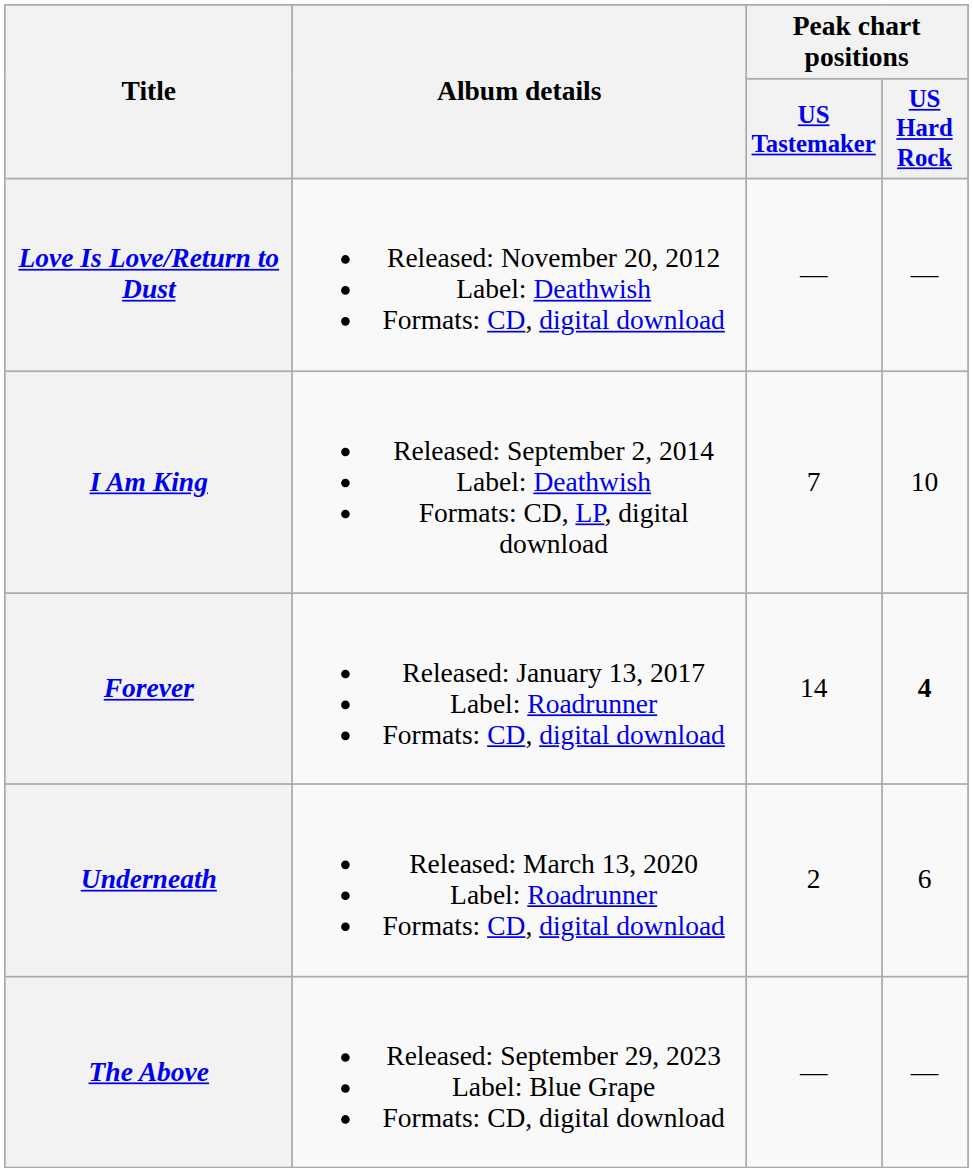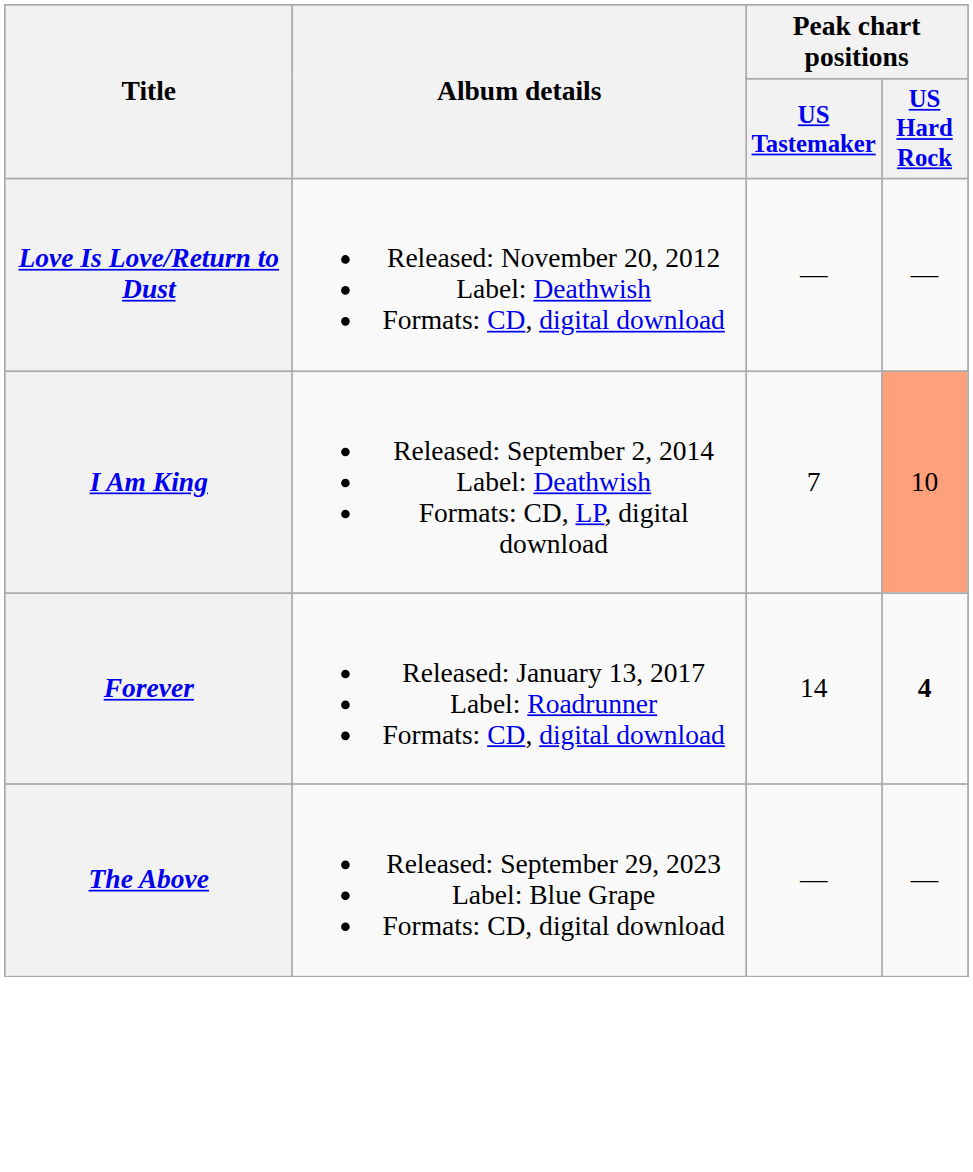(925, 481) no background -> (925, 481) lightsalmon background
- row: (149, 879)
